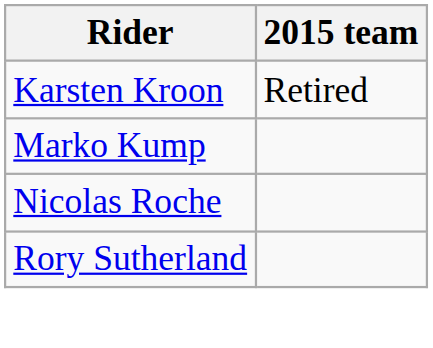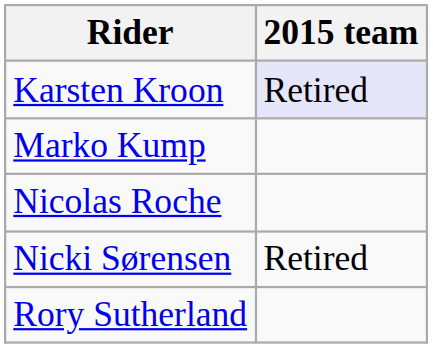(316, 88) no background -> (316, 88) lavender background
+ row: (122, 257)
